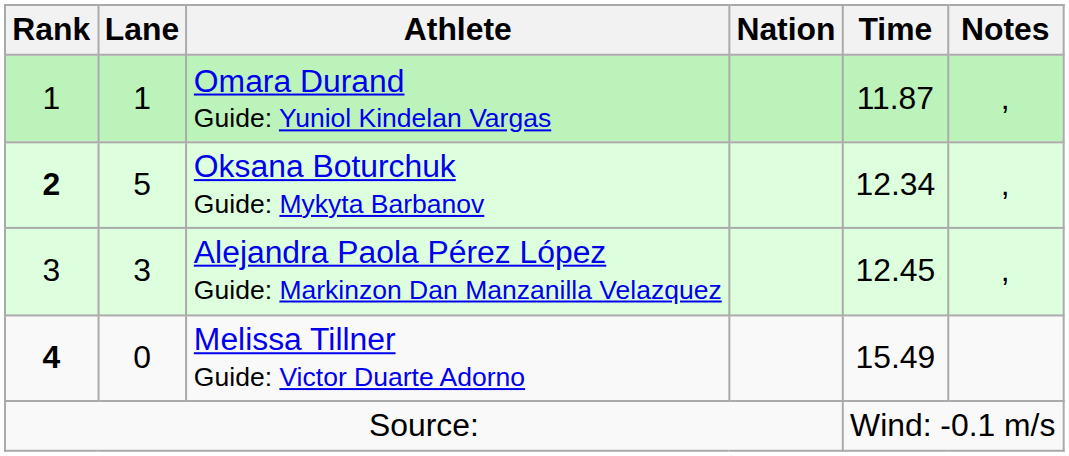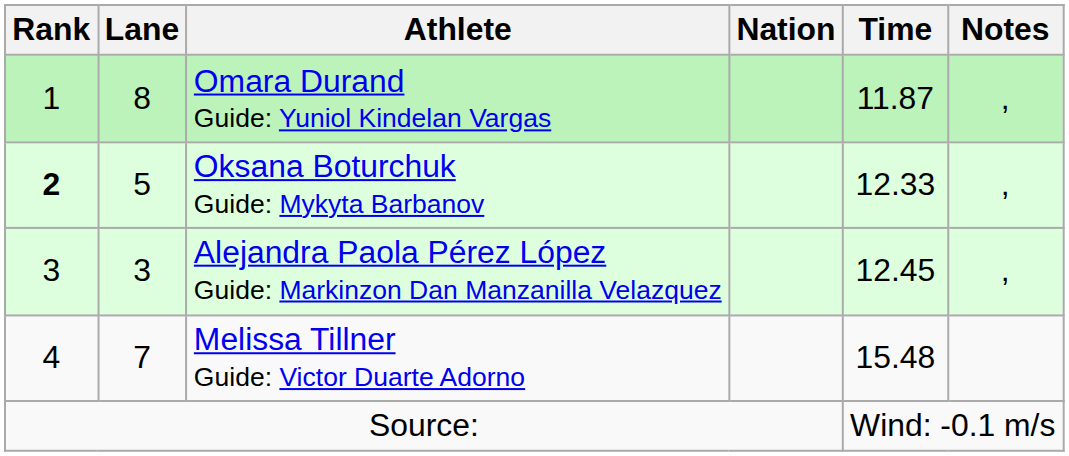(142, 98) 1 -> (142, 98) 8
(895, 184) 12.34 -> (895, 184) 12.33
(51, 357) bold -> (51, 357) normal
(142, 357) 0 -> (142, 357) 7
(895, 357) 15.49 -> (895, 357) 15.48
